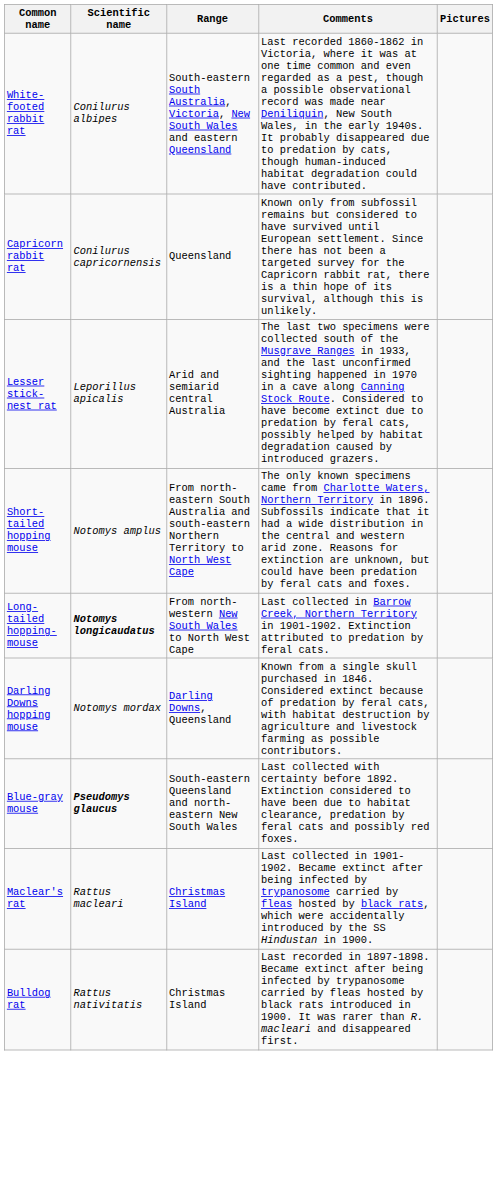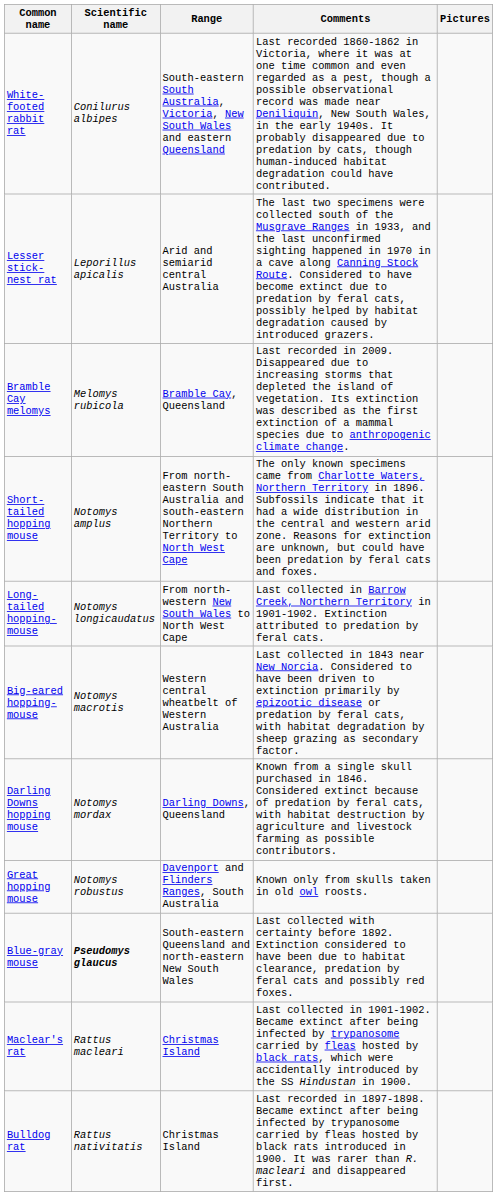- row: (35, 257)
+ row: (29, 400)
(114, 626) bold -> (114, 614) normal
+ row: (35, 703)
+ row: (29, 886)
